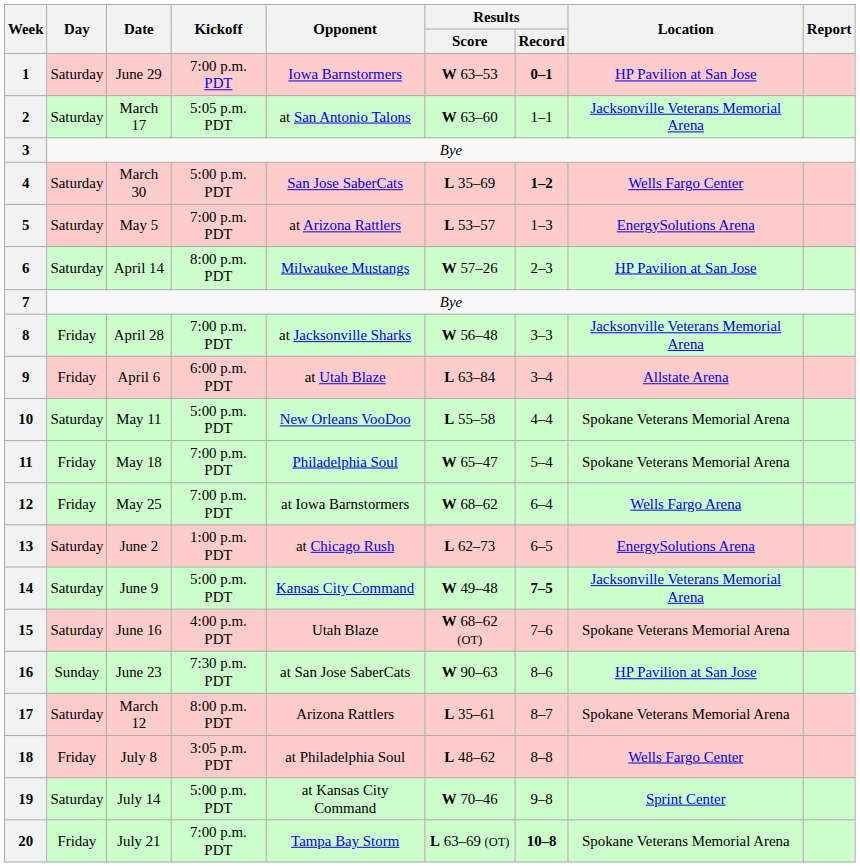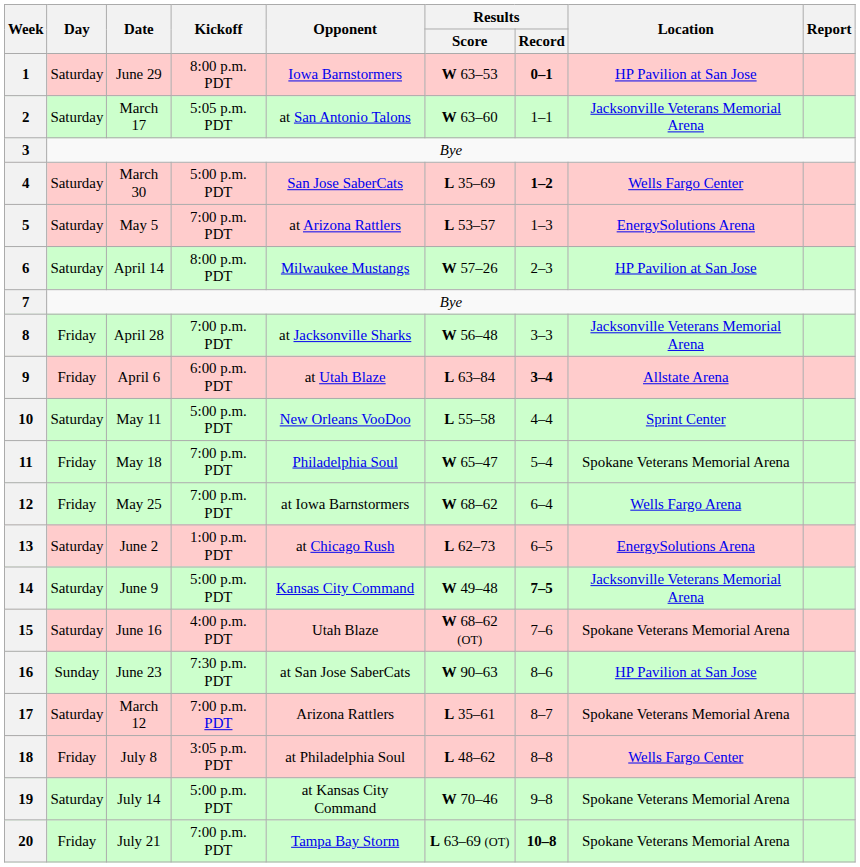(218, 74) 7:00 p.m. PDT -> (218, 74) 8:00 p.m. PDT
(542, 377) normal -> (542, 377) bold
(686, 419) Spokane Veterans Memorial Arena -> (686, 419) Sprint Center
(218, 714) 8:00 p.m. PDT -> (218, 714) 7:00 p.m. PDT
(686, 799) Sprint Center -> (686, 799) Spokane Veterans Memorial Arena
